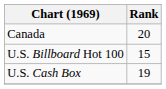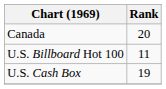(144, 53) 15 -> (144, 53) 11
